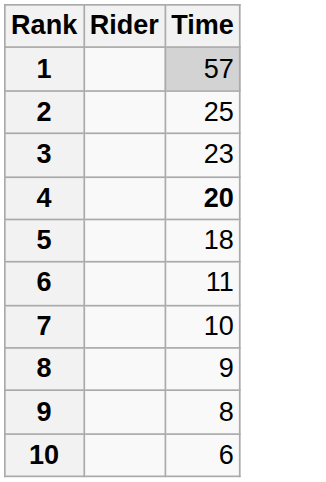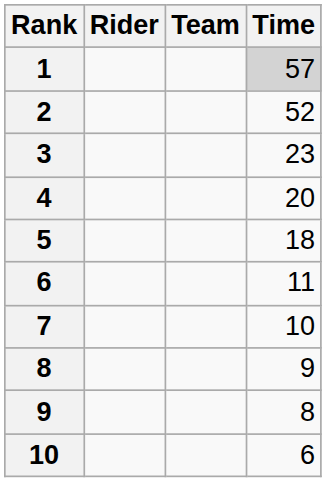+ column: (206, 25)
(219, 111) 25 -> (300, 111) 52
(219, 197) bold -> (300, 197) normal
